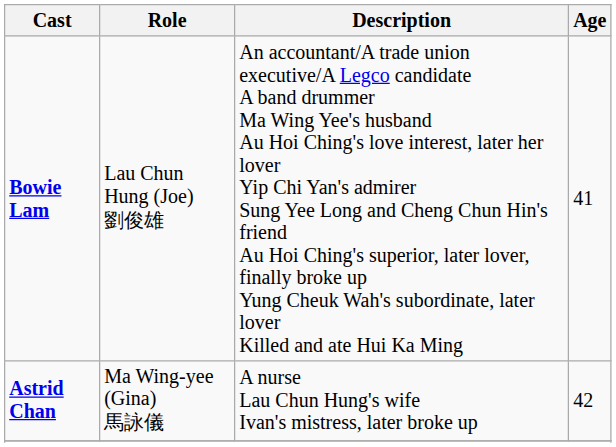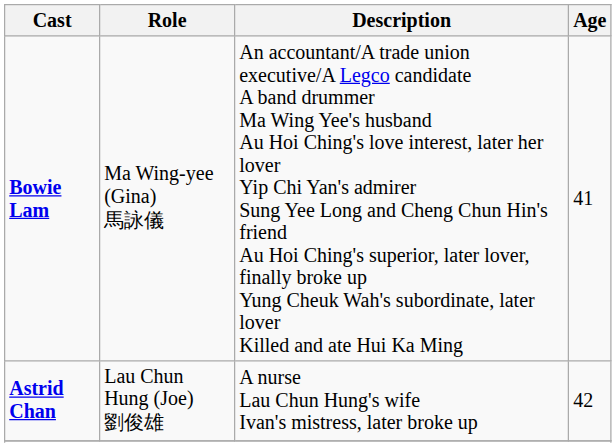(149, 197) Lau Chun Hung (Joe) 劉俊雄 -> (159, 197) Ma Wing-yee (Gina) 馬詠儀
(159, 399) Ma Wing-yee (Gina) 馬詠儀 -> (149, 399) Lau Chun Hung (Joe) 劉俊雄
